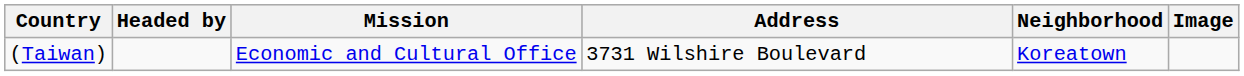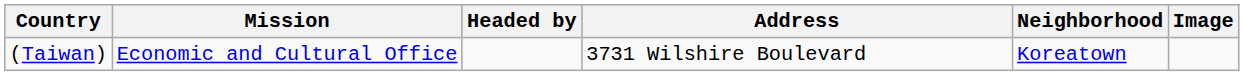columns swapped: (406, 21) <-> (171, 21)
